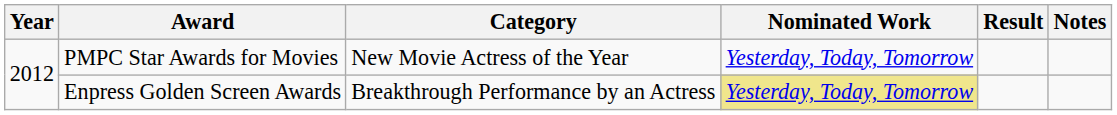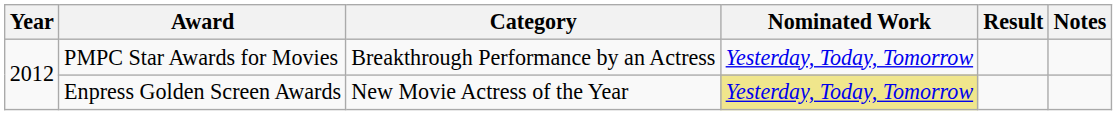(490, 57) New Movie Actress of the Year -> (533, 57) Breakthrough Performance by an Actress
(533, 92) Breakthrough Performance by an Actress -> (490, 92) New Movie Actress of the Year
